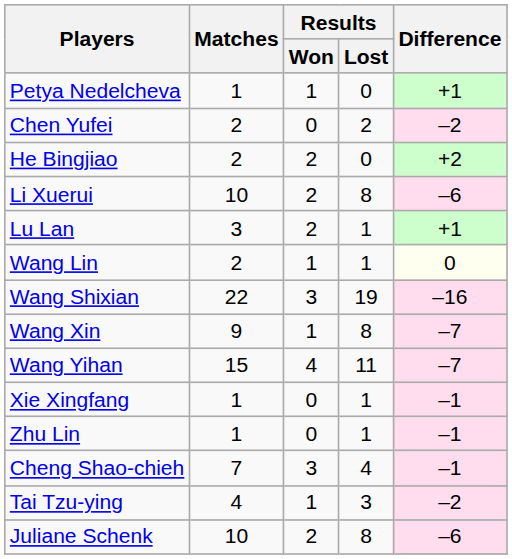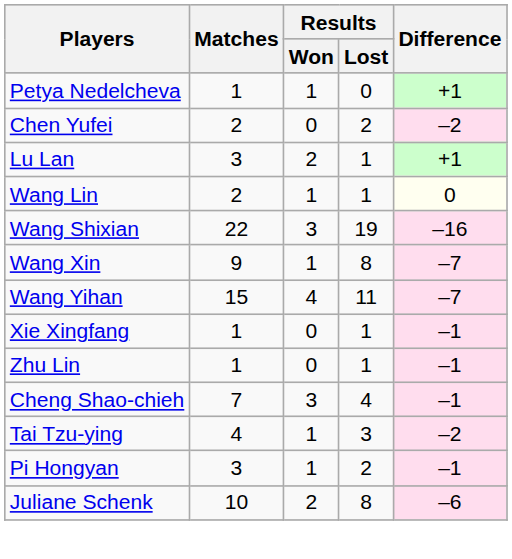- row: (64, 159)
- row: (51, 194)
+ row: (64, 468)
